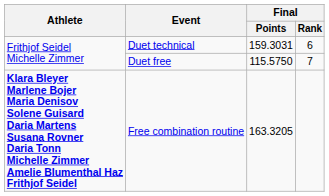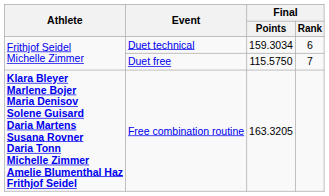(271, 45) 159.3031 -> (271, 45) 159.3034
